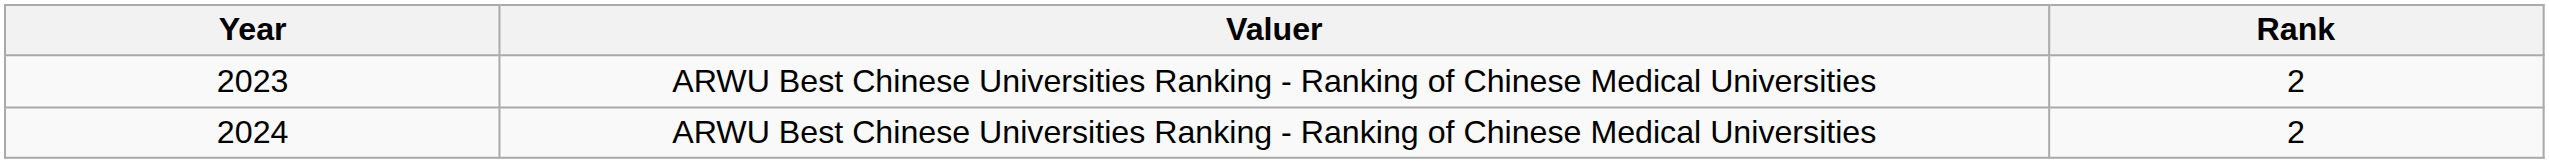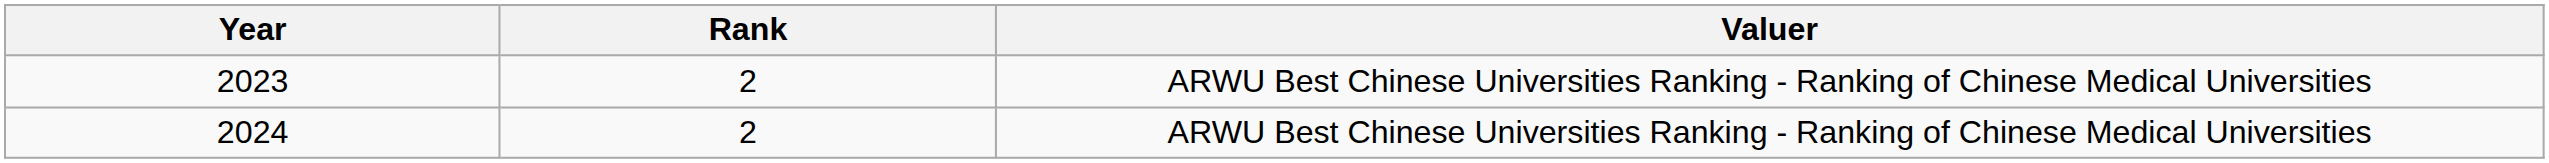columns swapped: (2296, 30) <-> (1274, 30)
